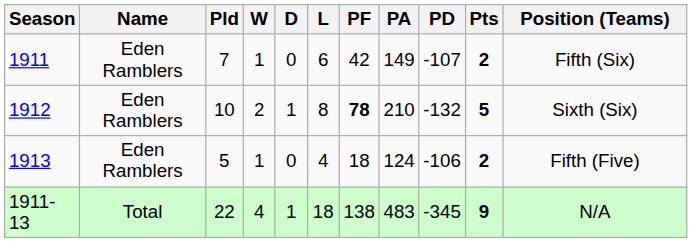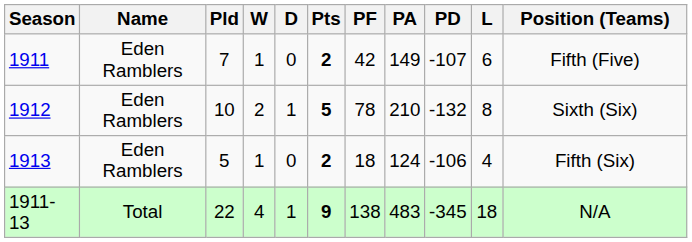columns swapped: (323, 19) <-> (484, 19)
(595, 59) Fifth (Six) -> (595, 59) Fifth (Five)
(359, 110) bold -> (365, 110) normal
(595, 161) Fifth (Five) -> (595, 161) Fifth (Six)
